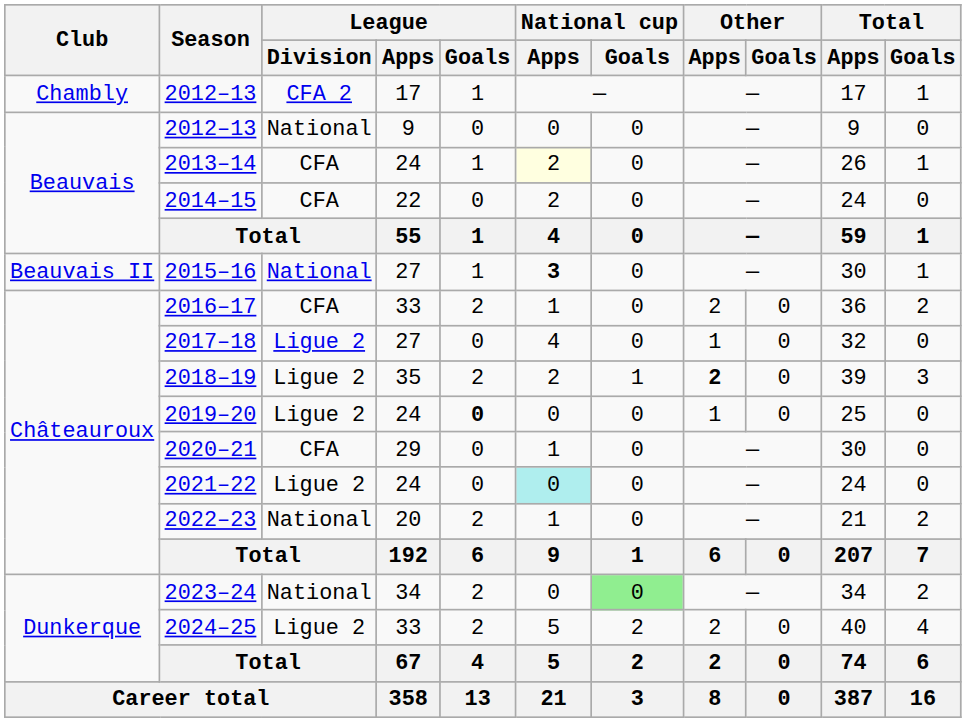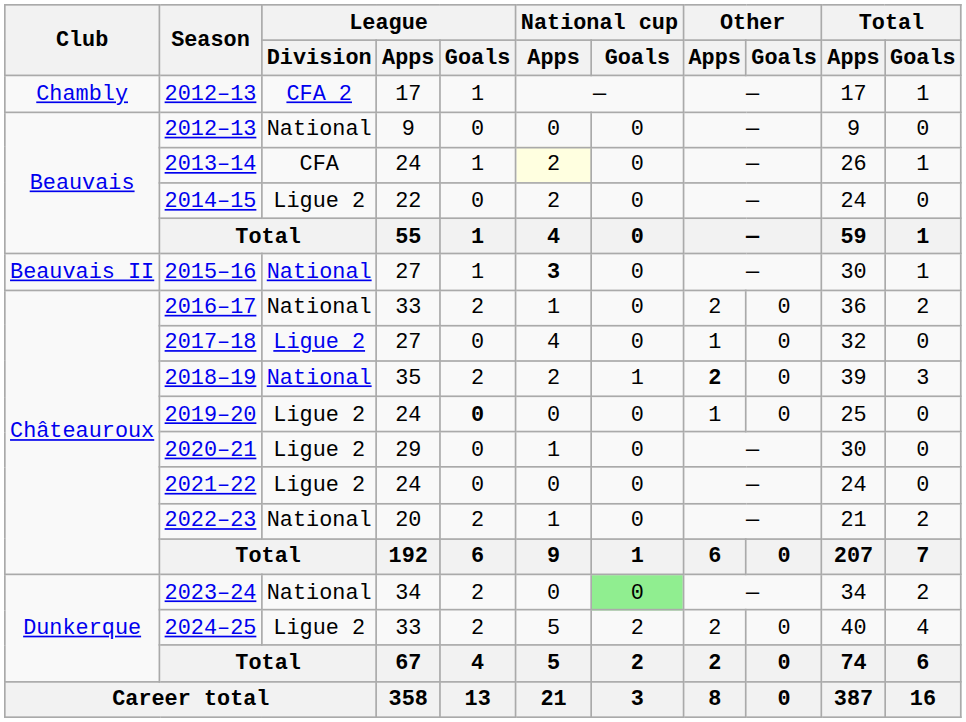(319, 201) CFA -> (319, 201) Ligue 2
(319, 307) CFA -> (319, 307) National
(319, 379) Ligue 2 -> (319, 379) National
(319, 450) CFA -> (319, 450) Ligue 2
(554, 485) paleturquoise background -> (554, 485) no background
